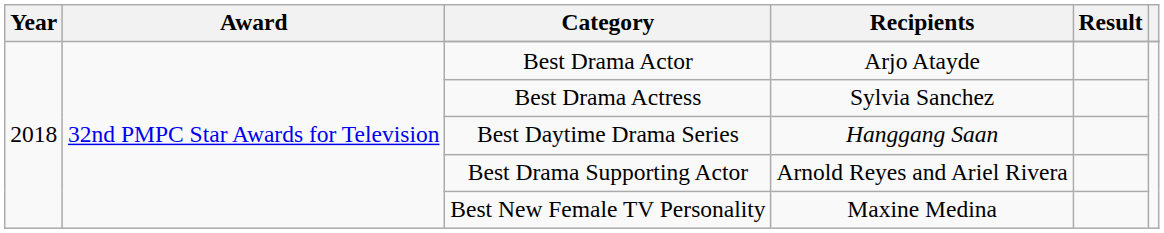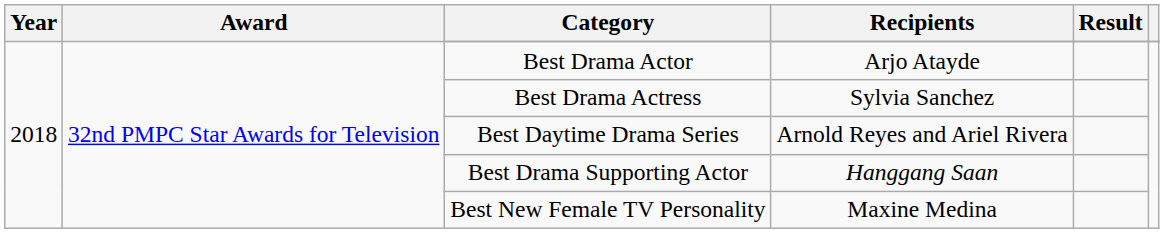(922, 135) Hanggang Saan -> (922, 135) Arnold Reyes and Ariel Rivera
(922, 172) Arnold Reyes and Ariel Rivera -> (922, 172) Hanggang Saan
